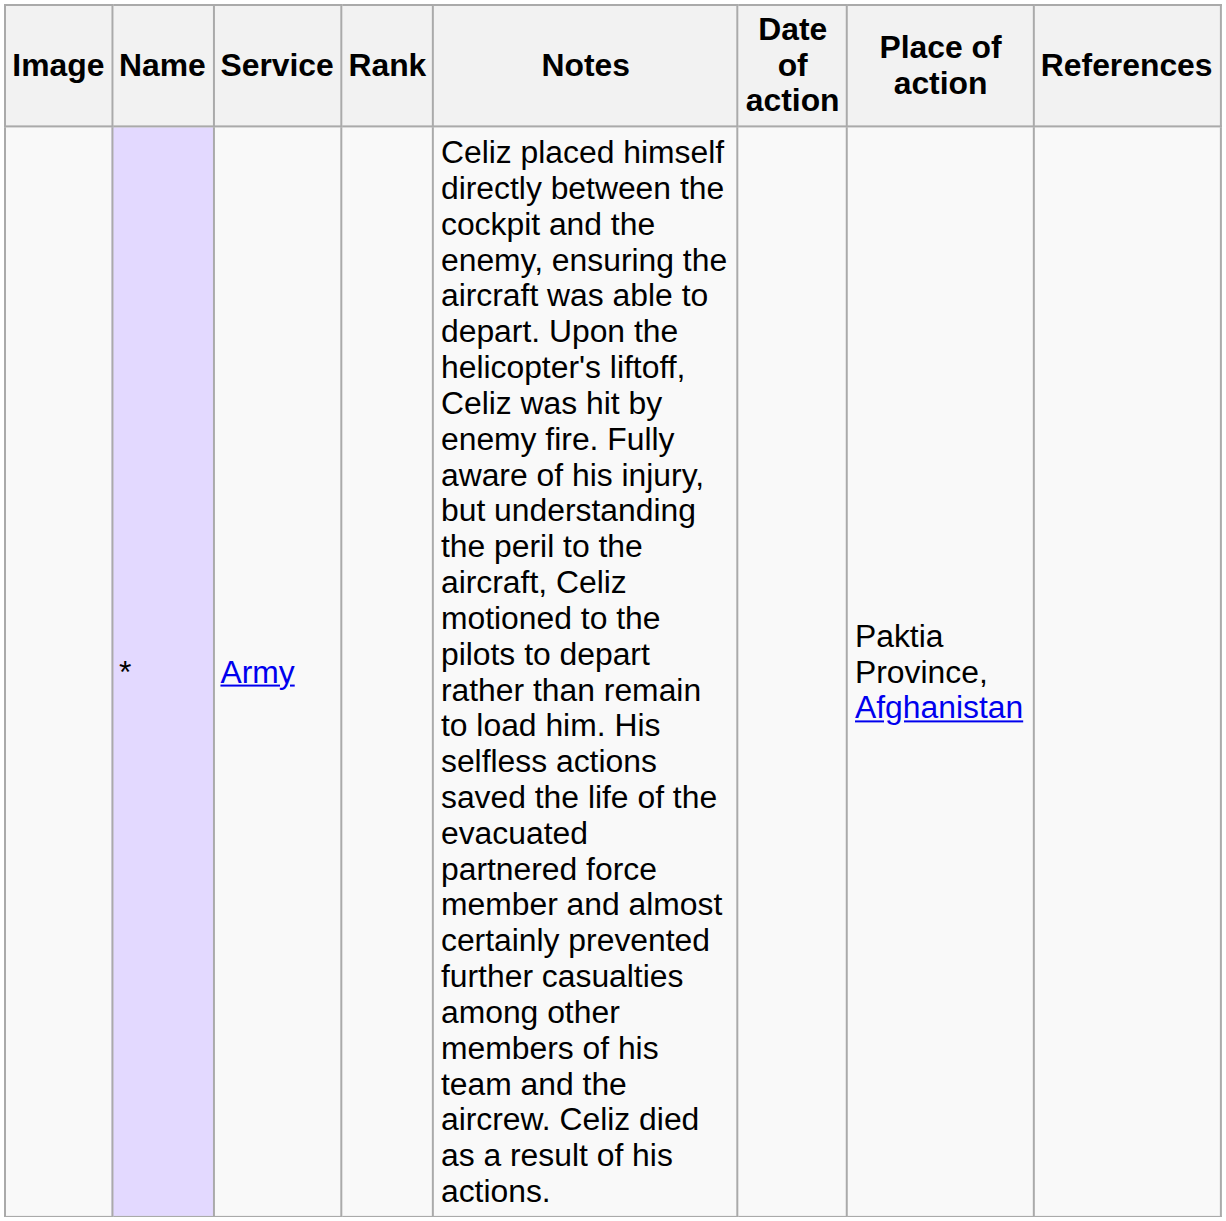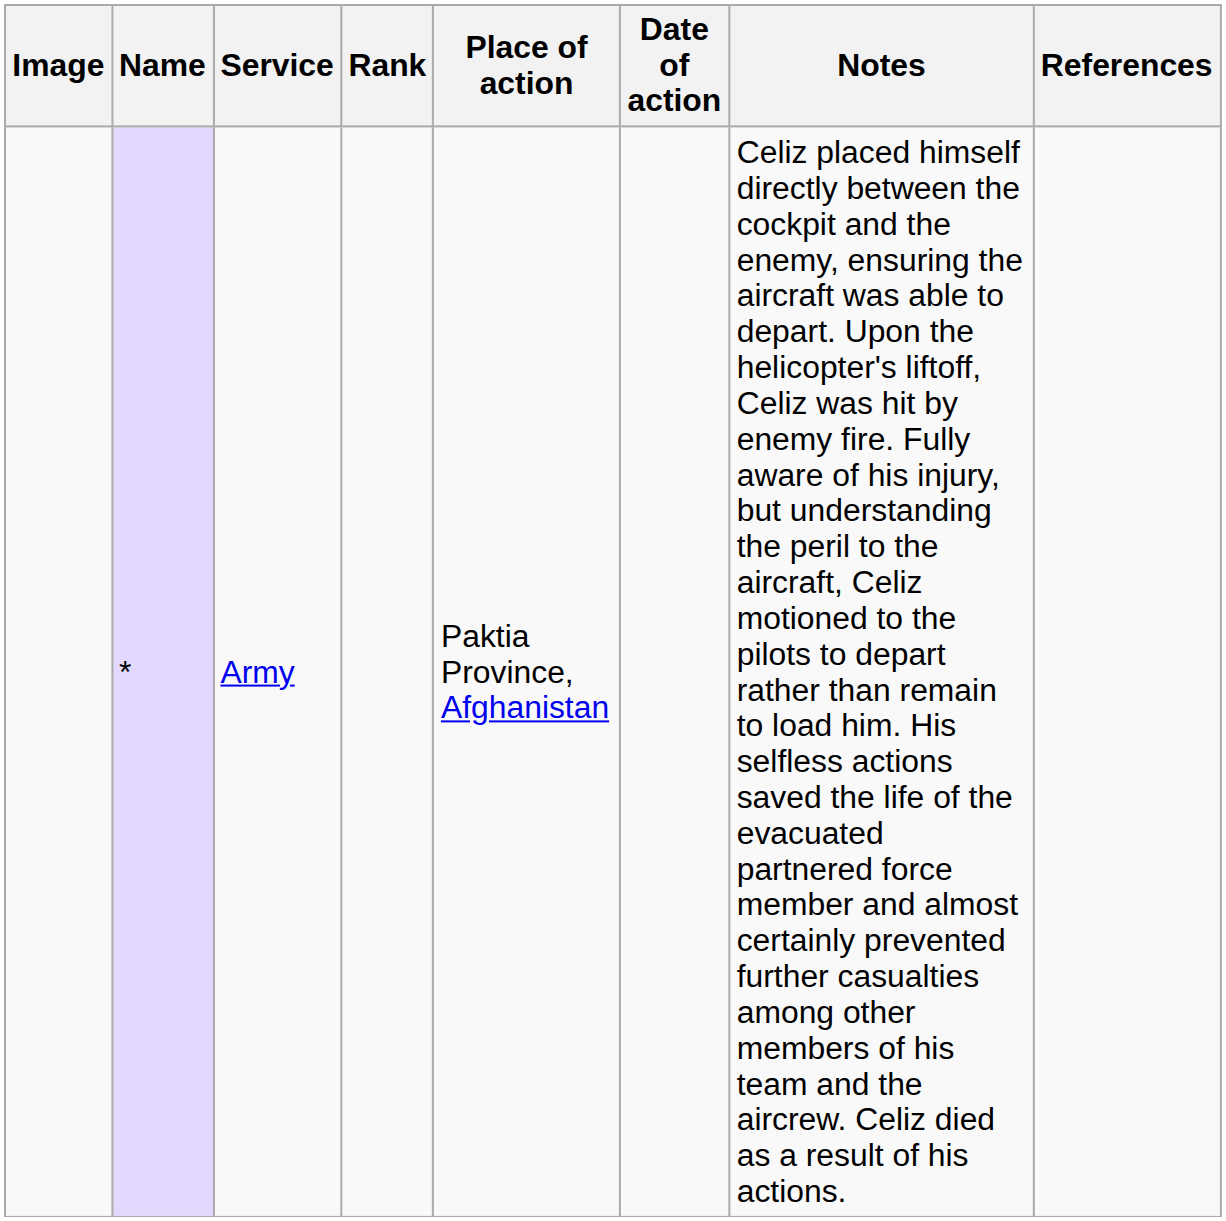columns swapped: (941, 65) <-> (586, 65)
